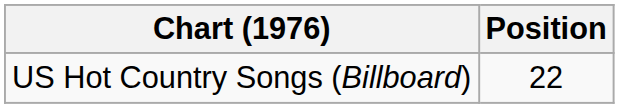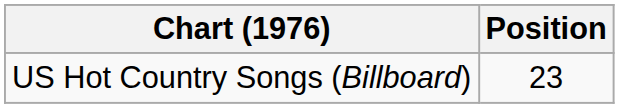(546, 77) 22 -> (546, 77) 23
